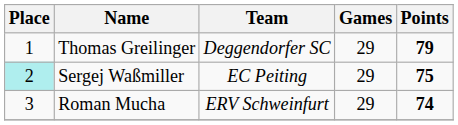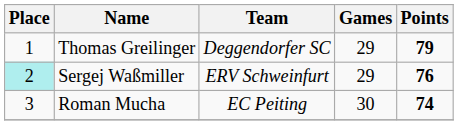(267, 76) EC Peiting -> (267, 76) ERV Schweinfurt
(425, 76) 75 -> (425, 76) 76
(267, 104) ERV Schweinfurt -> (267, 104) EC Peiting
(366, 104) 29 -> (366, 104) 30
